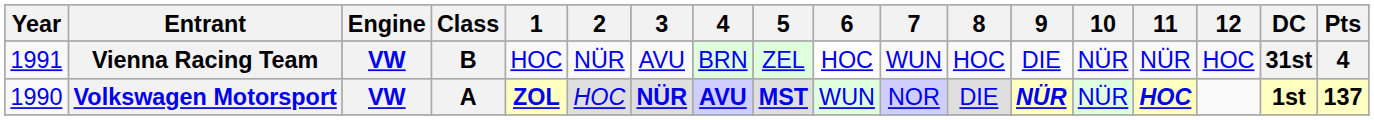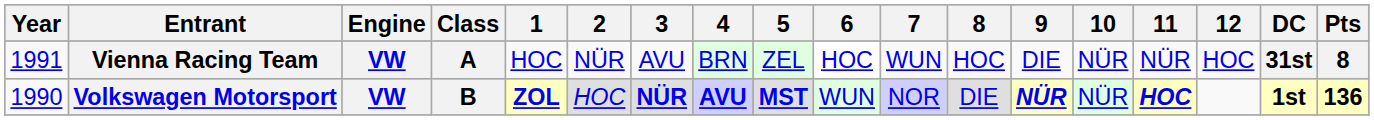(468, 60) B -> (468, 60) A
(1343, 60) 4 -> (1343, 60) 8
(468, 97) A -> (468, 97) B
(1343, 97) 137 -> (1343, 97) 136
